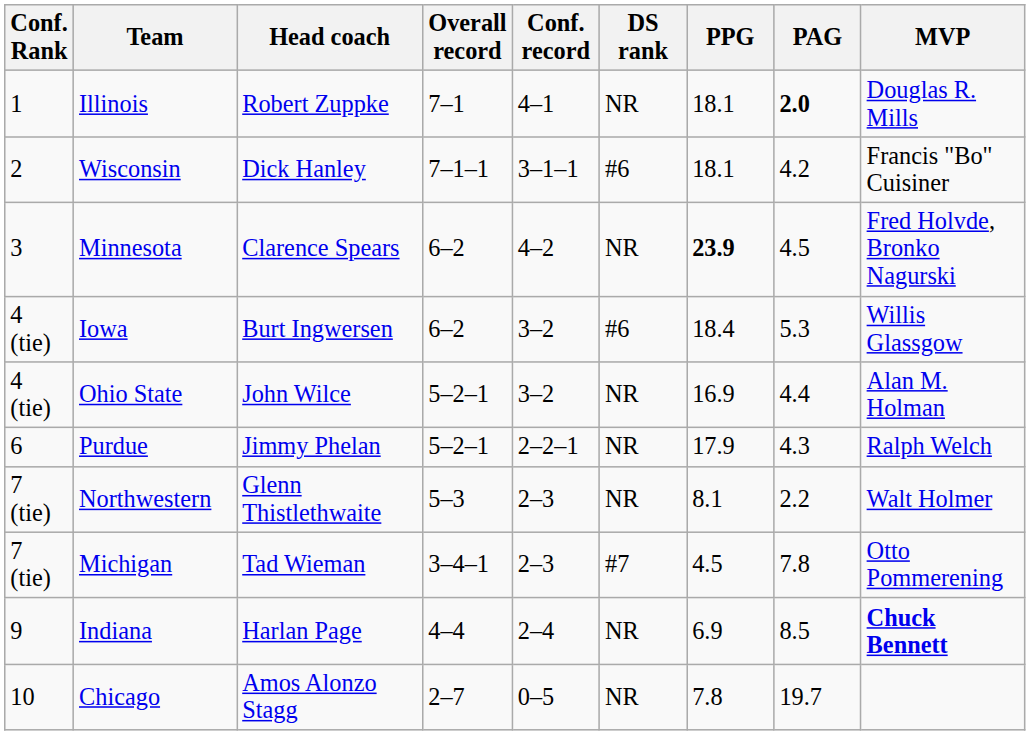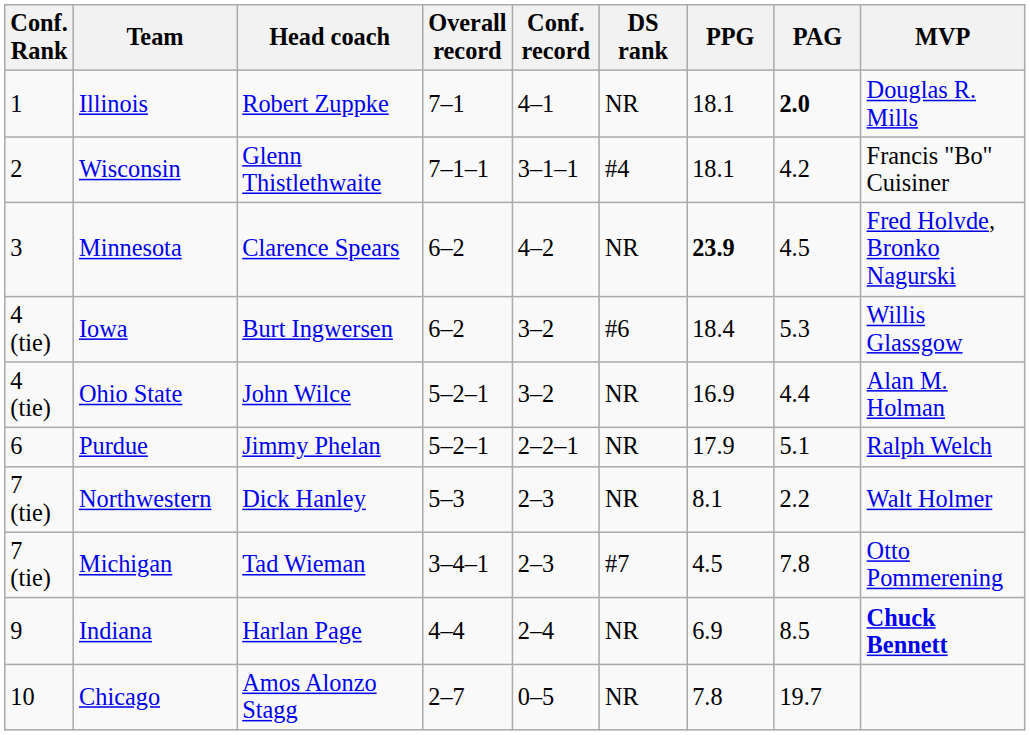(304, 169) Dick Hanley -> (312, 169) Glenn Thistlethwaite
(617, 169) #6 -> (617, 169) #4
(795, 446) 4.3 -> (795, 446) 5.1
(312, 498) Glenn Thistlethwaite -> (304, 498) Dick Hanley
